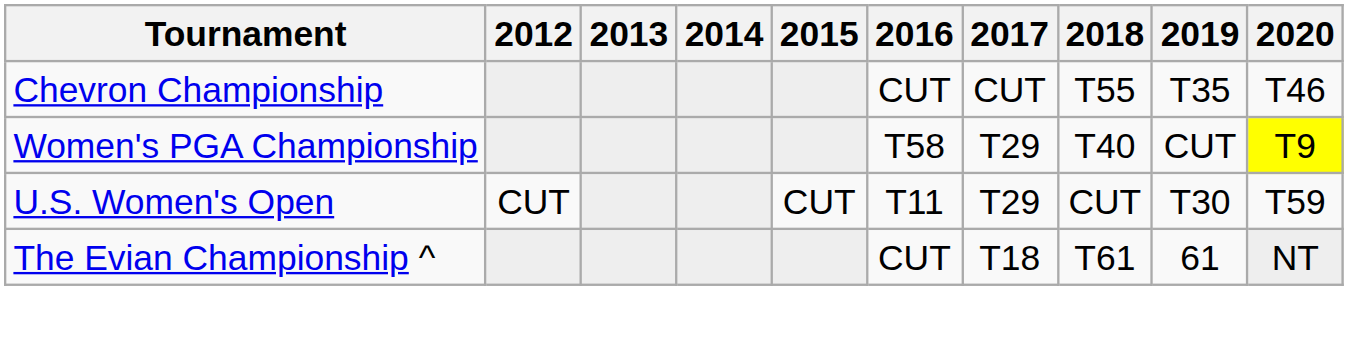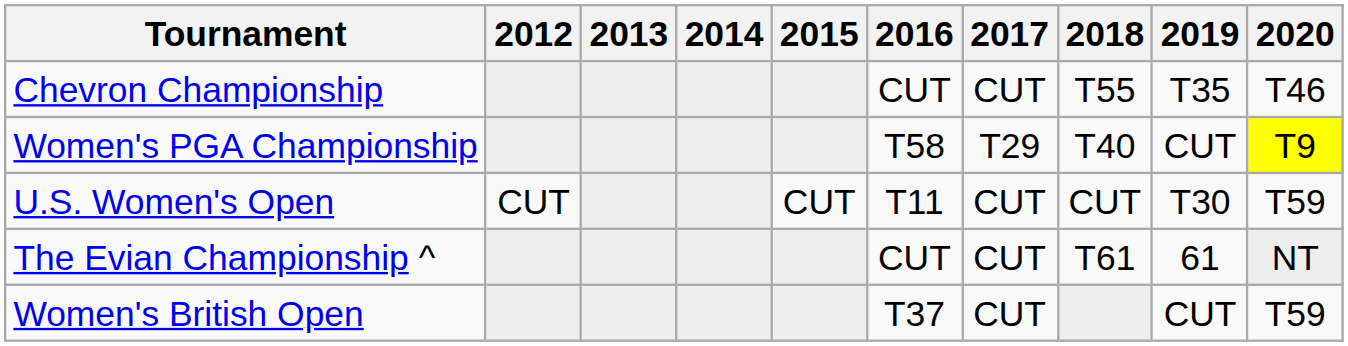(1010, 202) T29 -> (1010, 202) CUT
(1010, 258) T18 -> (1010, 258) CUT
+ row: (189, 314)
